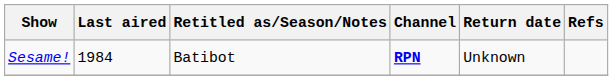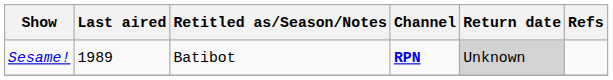(95, 58) 1984 -> (95, 58) 1989
(494, 58) no background -> (494, 58) lightgrey background
